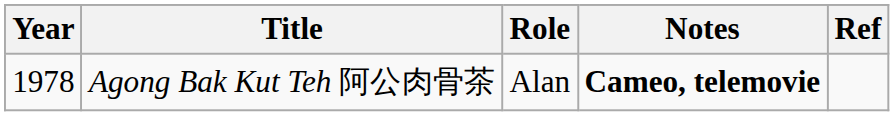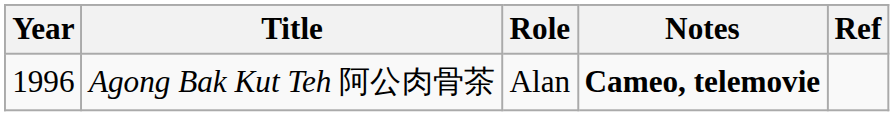(43, 81) 1978 -> (43, 81) 1996
